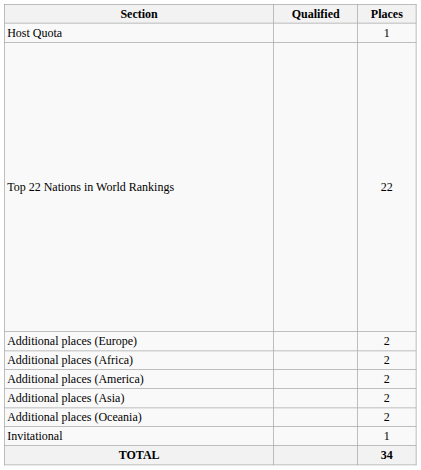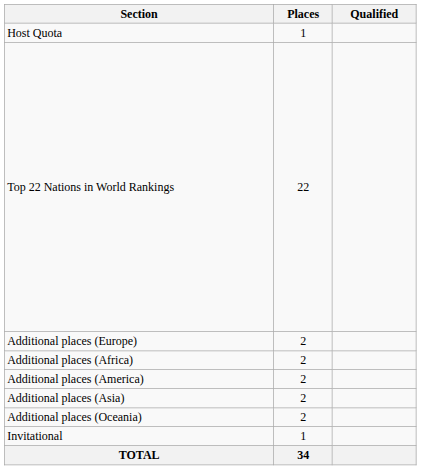columns swapped: (387, 14) <-> (316, 14)
